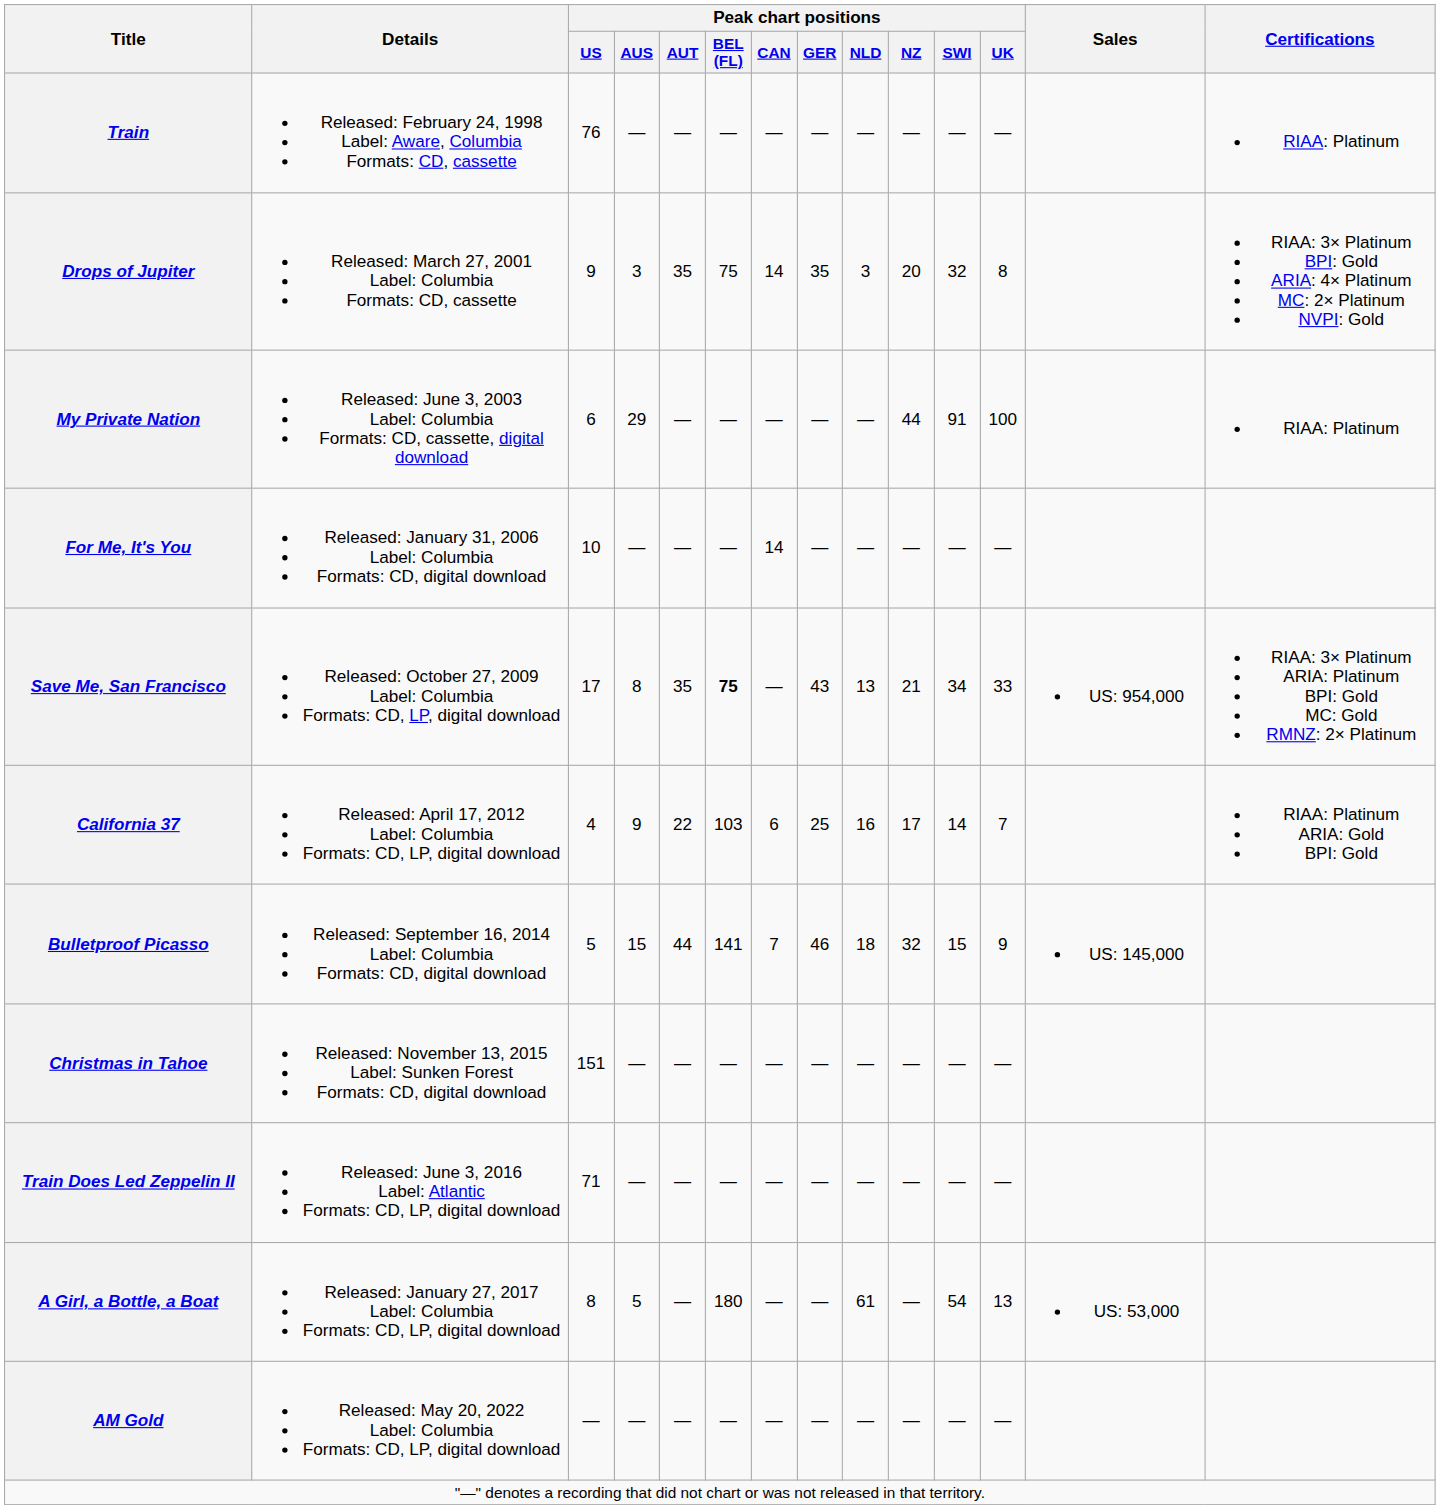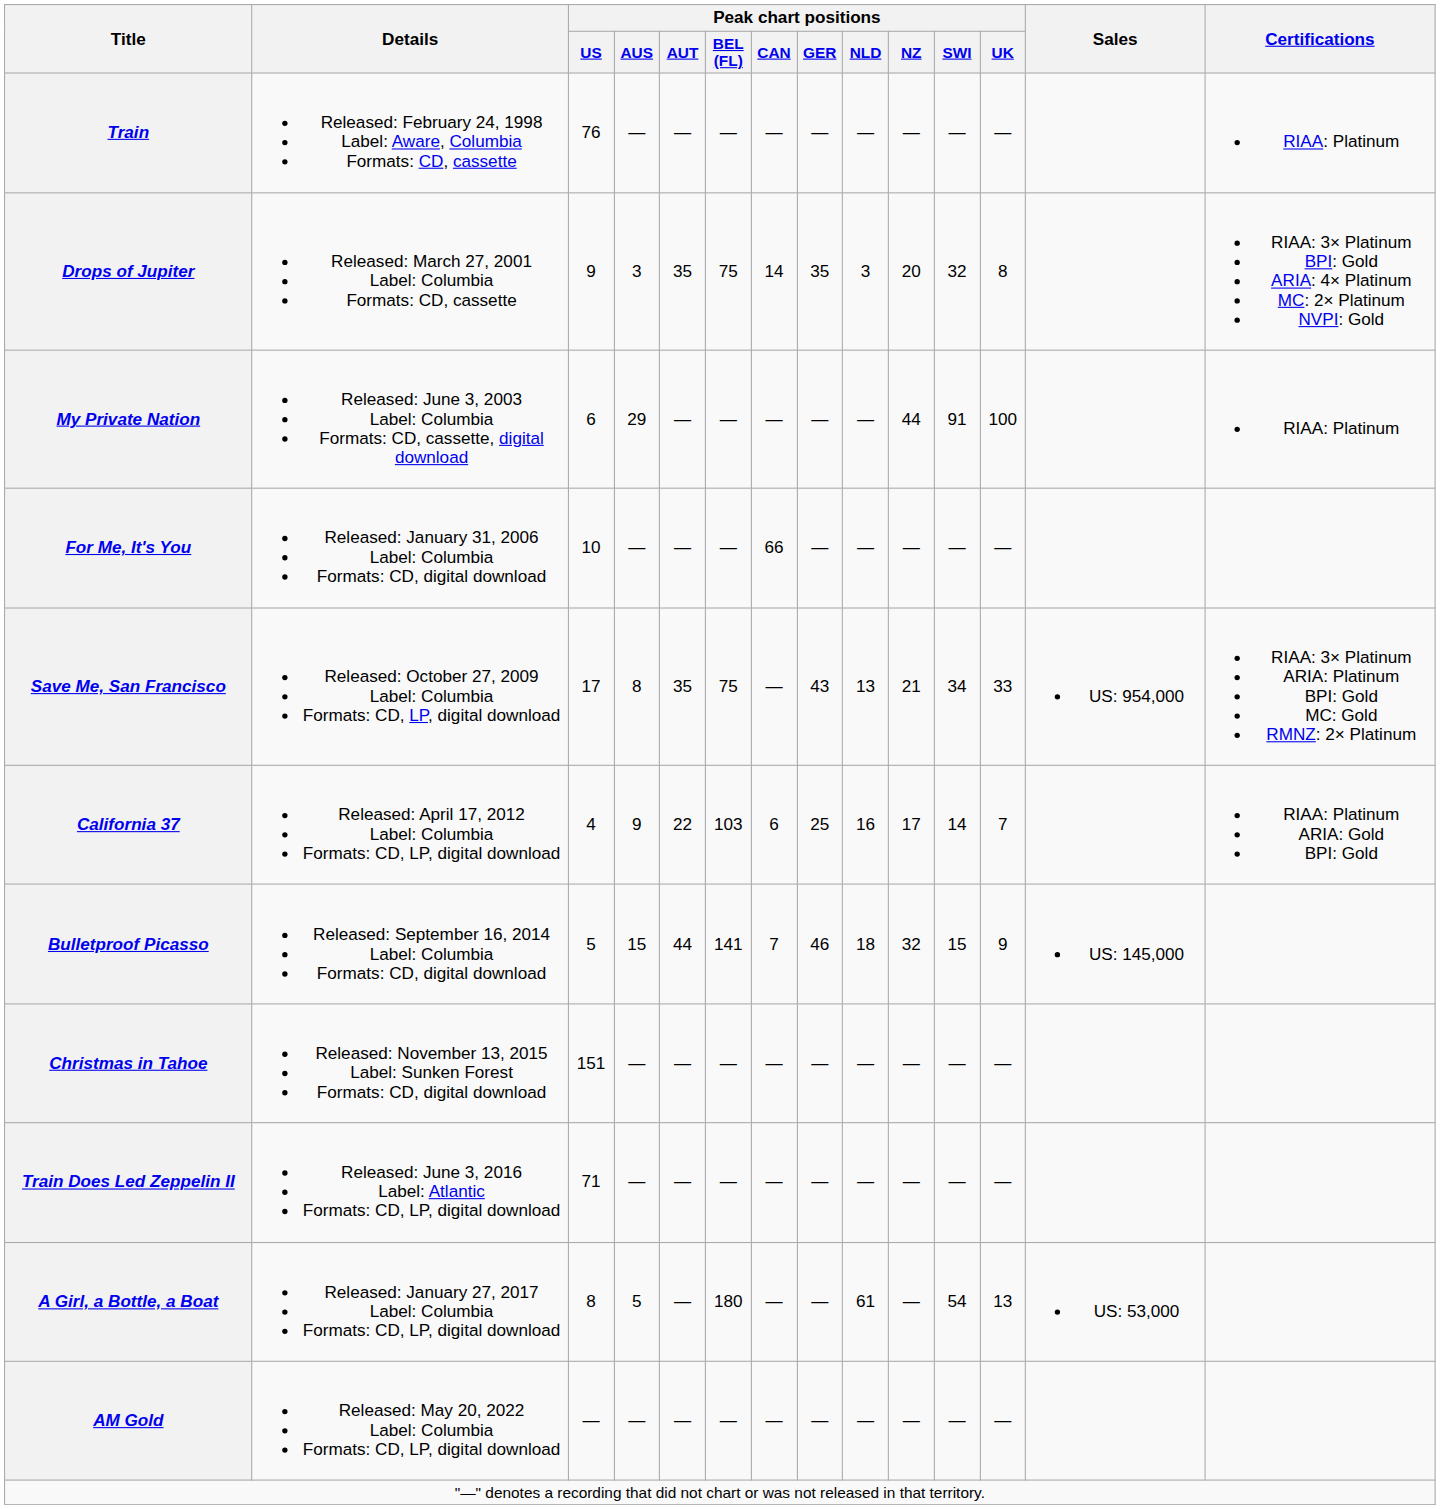(774, 547) 14 -> (774, 547) 66
(728, 686) bold -> (728, 686) normal
